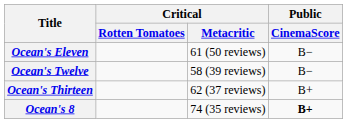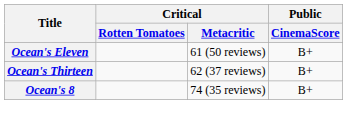(305, 52) B− -> (305, 52) B+
- row: (50, 71)
(305, 109) bold -> (305, 90) normal
